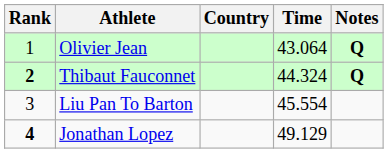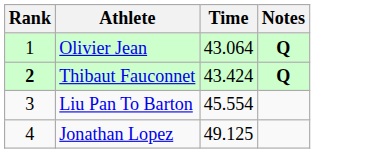- column: (236, 18)
(302, 76) 44.324 -> (229, 76) 43.424
(30, 133) bold -> (30, 133) normal
(302, 133) 49.129 -> (229, 133) 49.125
